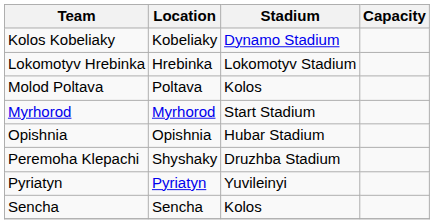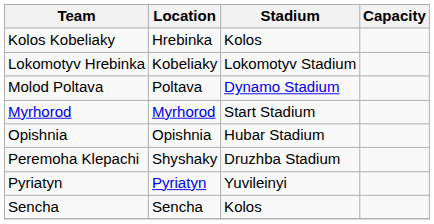(185, 40) Kobeliaky -> (182, 40) Hrebinka
(282, 40) Dynamo Stadium -> (243, 40) Kolos
(182, 64) Hrebinka -> (185, 64) Kobeliaky
(243, 87) Kolos -> (282, 87) Dynamo Stadium
